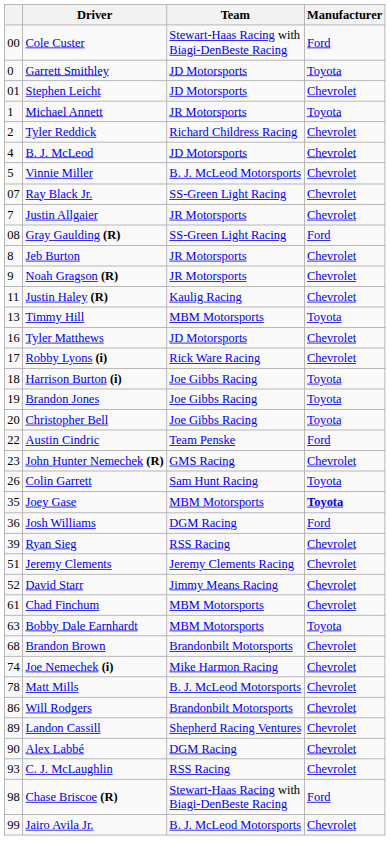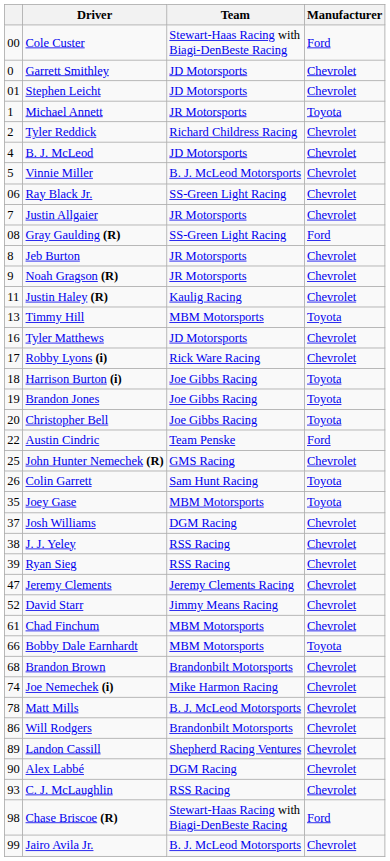(324, 70) Toyota -> (332, 70) Chevrolet
(14, 194) 07 -> (14, 194) 06
(14, 461) 23 -> (14, 461) 25
(325, 502) bold -> (324, 502) normal
(14, 522) 36 -> (14, 522) 37
(319, 522) Ford -> (332, 522) Chevrolet
+ row: (51, 543)
(14, 564) 51 -> (14, 584) 47
(14, 625) 63 -> (14, 646) 66
